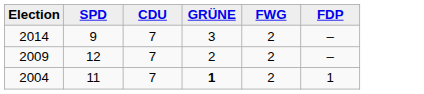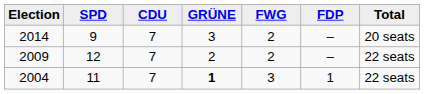+ column: (389, 15)
(271, 78) 2 -> (271, 78) 3
